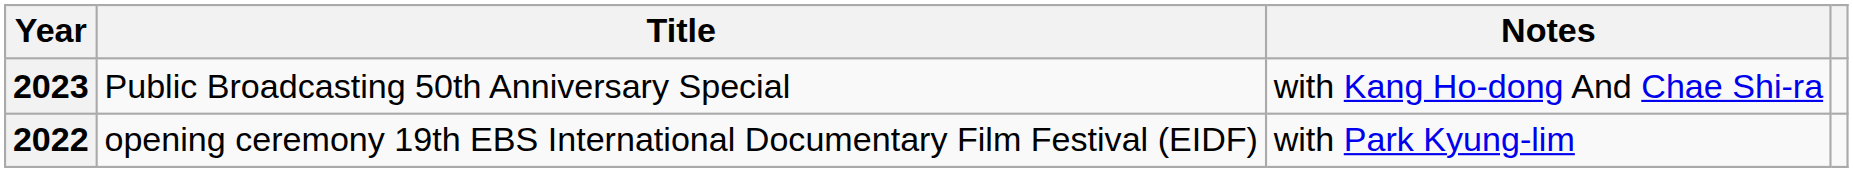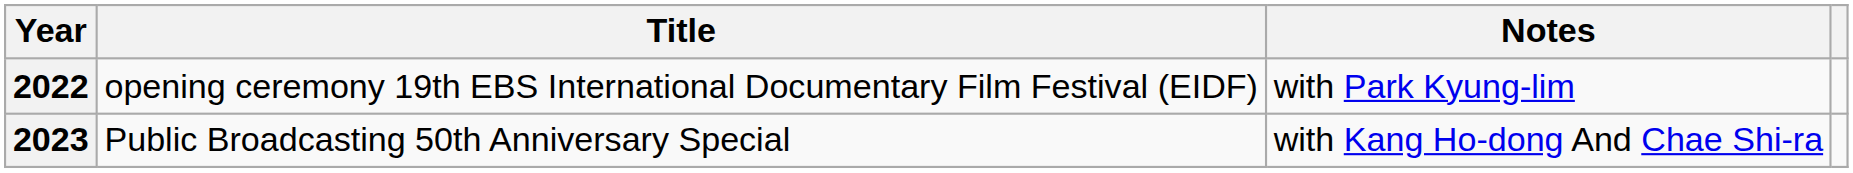rows swapped: (51, 139) <-> (51, 85)
